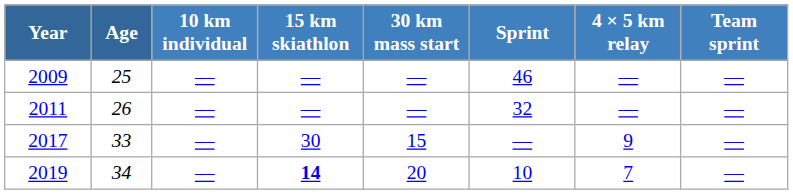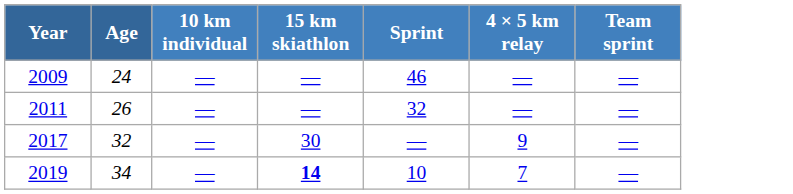- column: (417, 32)
(122, 76) 25 -> (122, 76) 24
(122, 141) 33 -> (122, 141) 32
